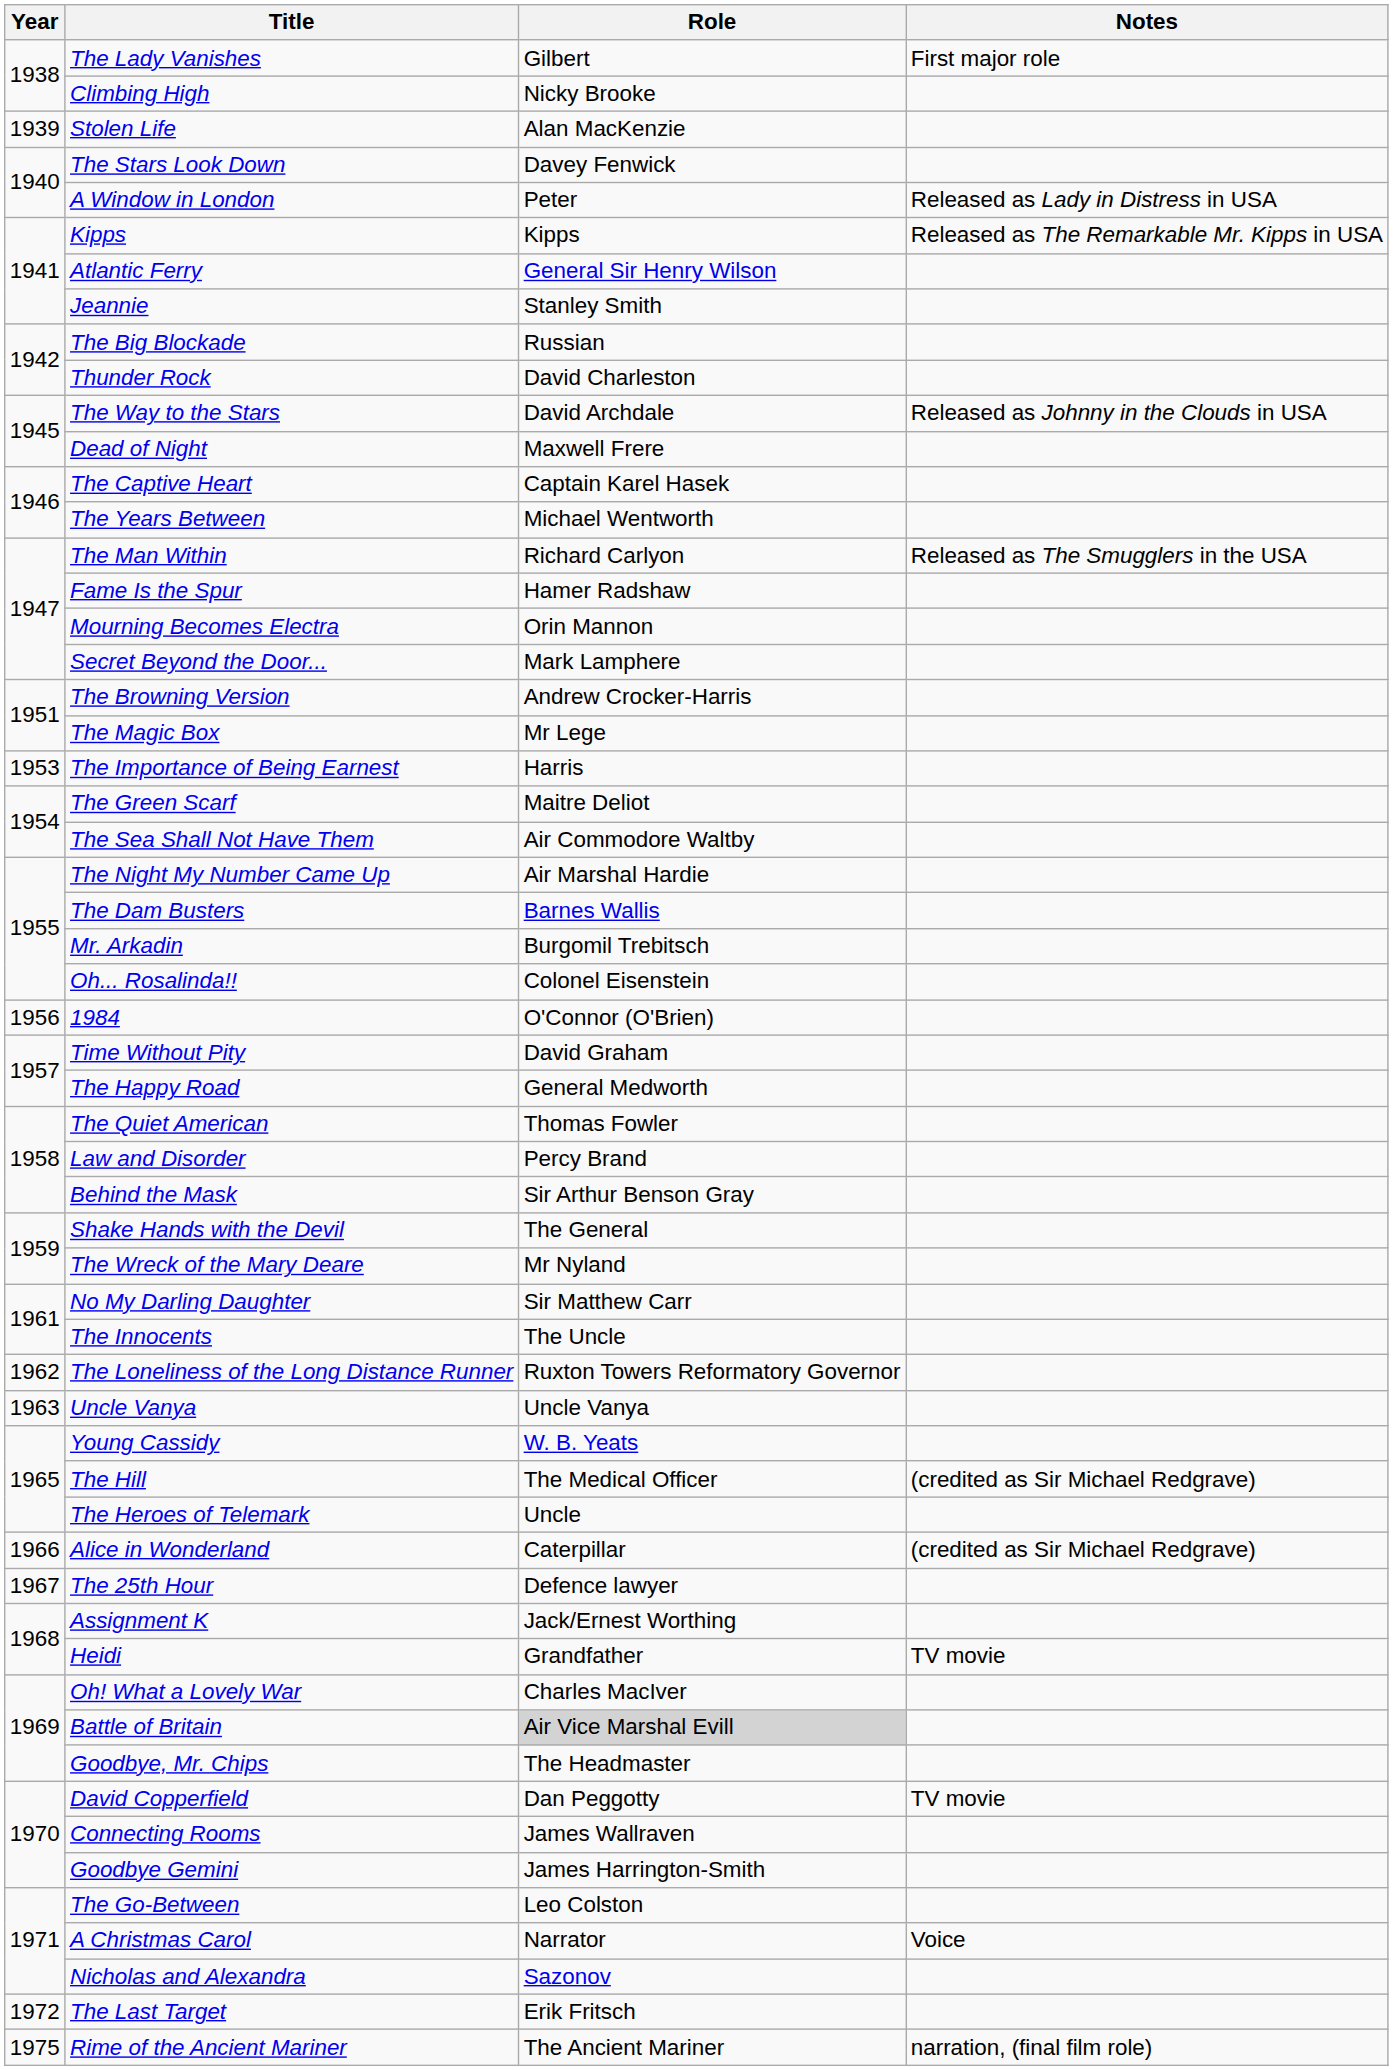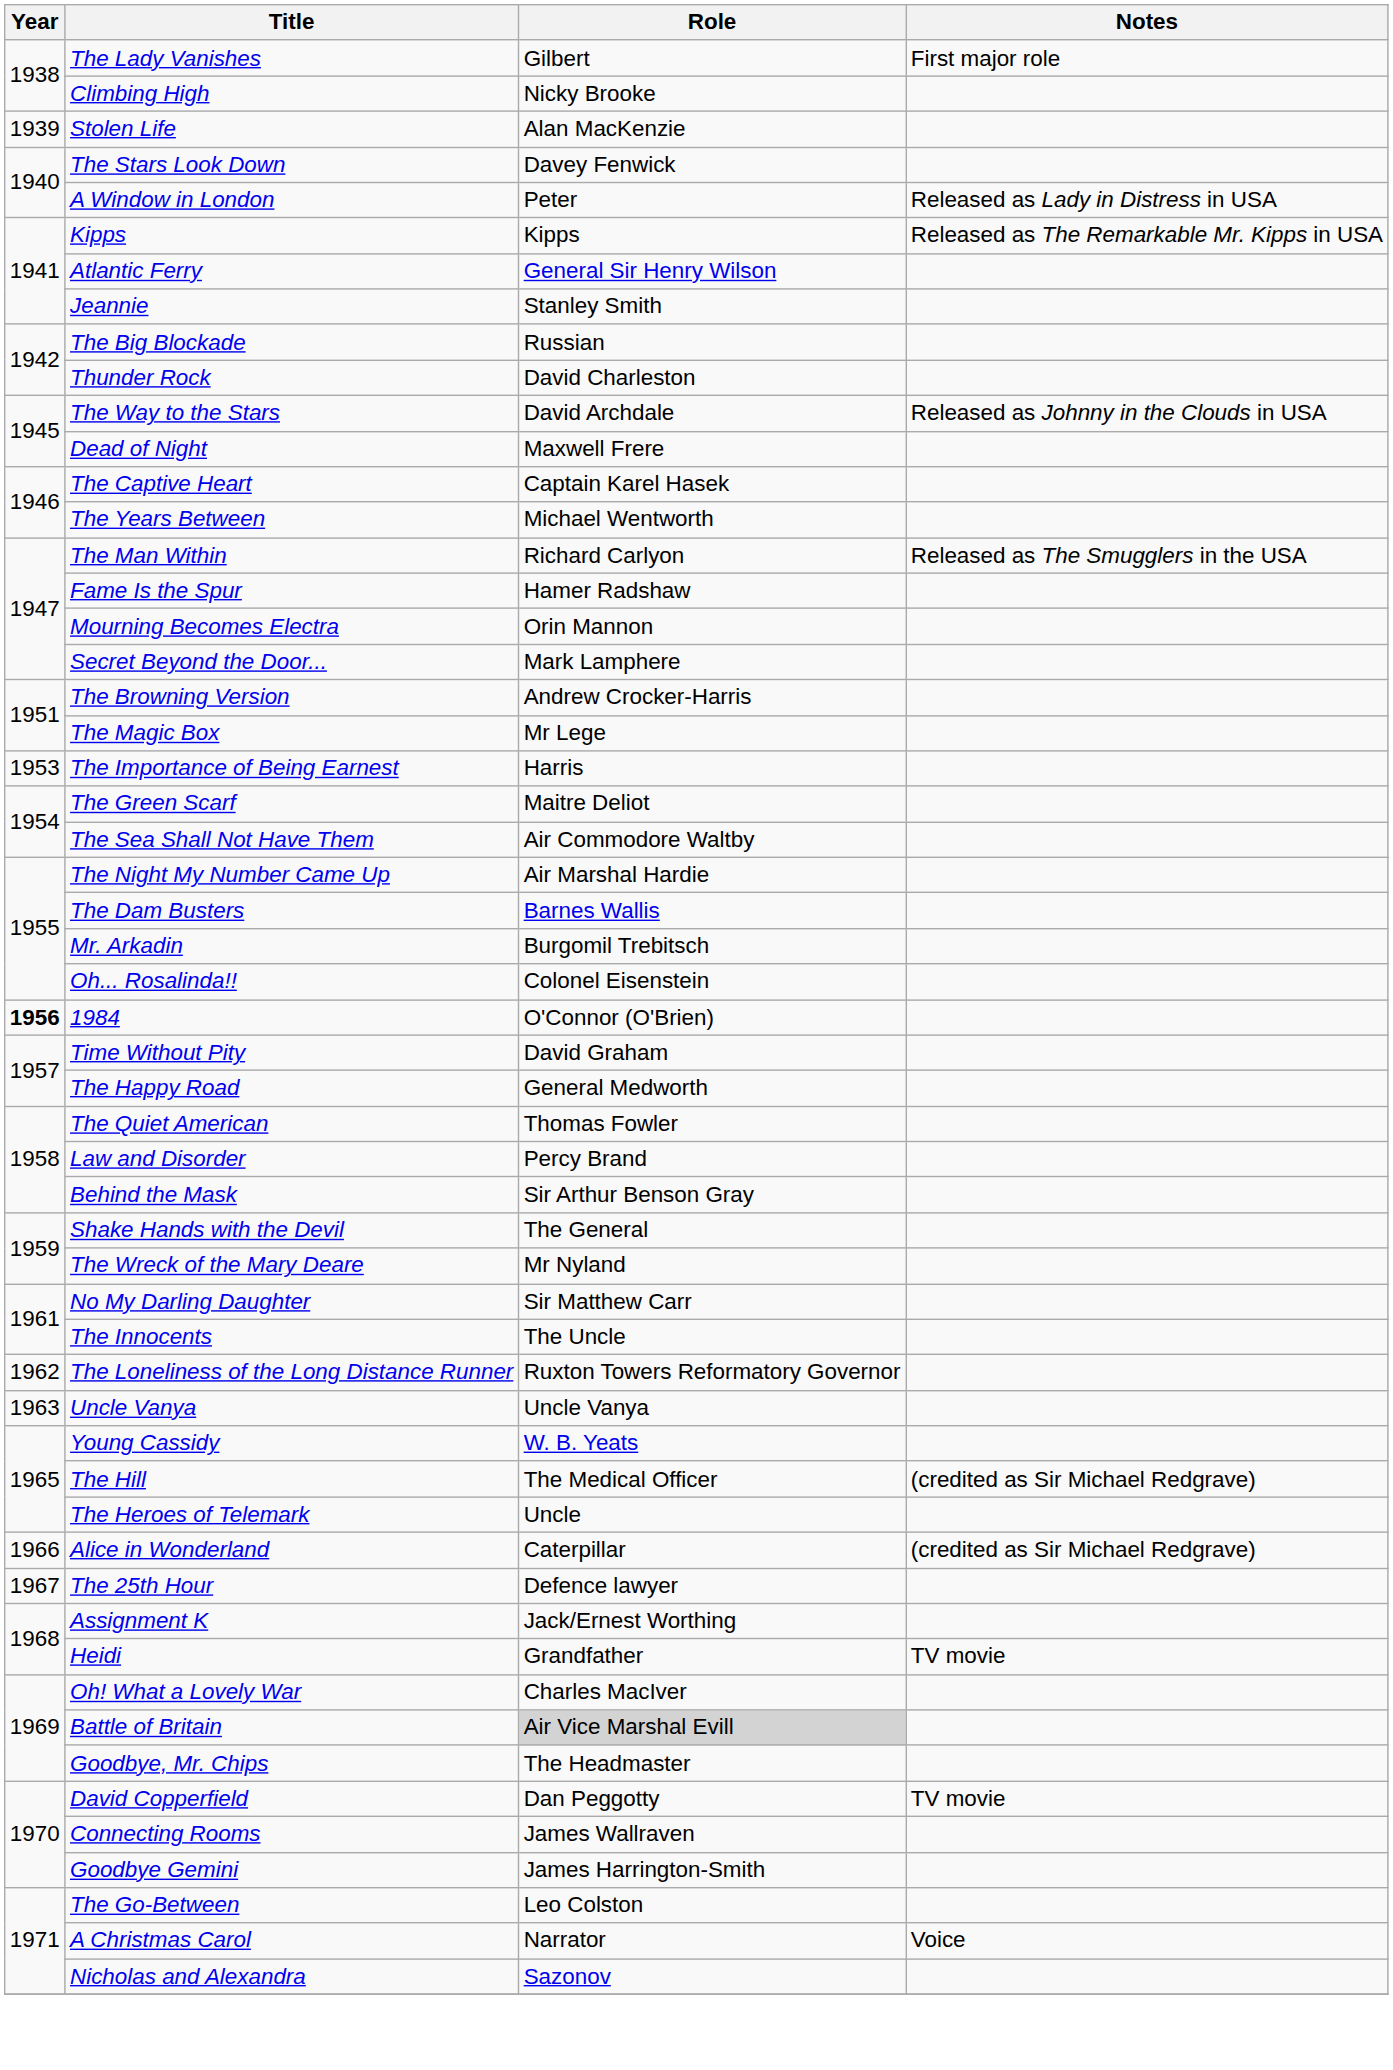(35, 1016) normal -> (35, 1016) bold
- row: (148, 2011)
- row: (208, 2047)
